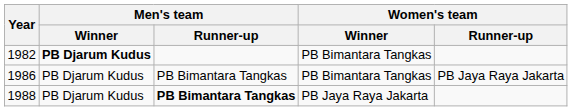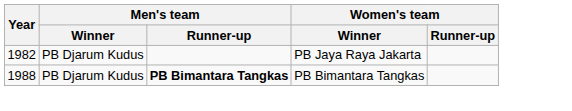(96, 55) bold -> (93, 55) normal
(366, 55) PB Bimantara Tangkas -> (358, 55) PB Jaya Raya Jakarta
- row: (22, 76)
(365, 96) PB Jaya Raya Jakarta -> (359, 76) PB Bimantara Tangkas
